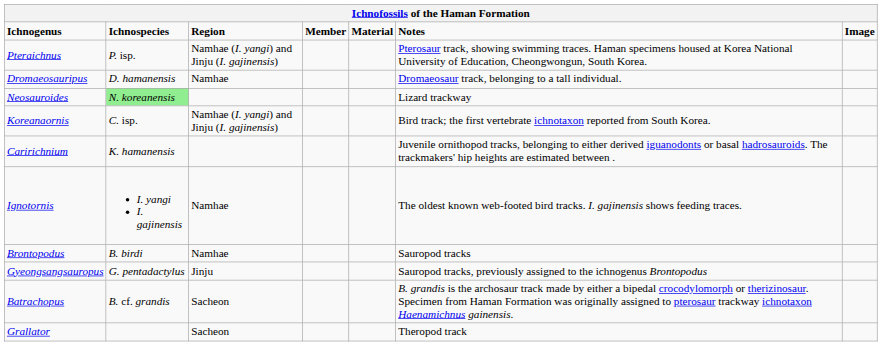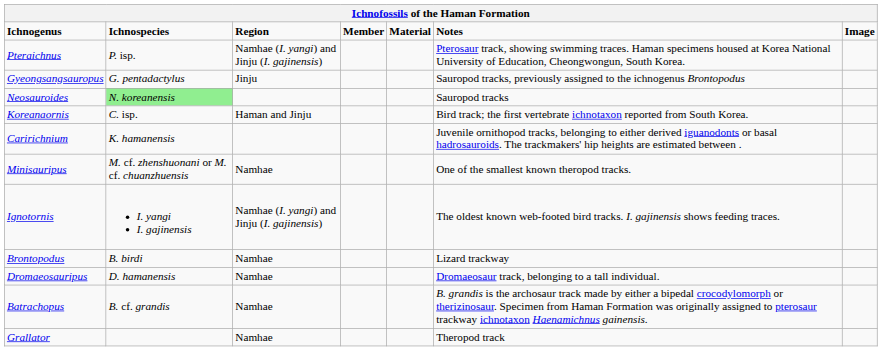rows swapped: (47, 79) <-> (55, 271)
(435, 97) Lizard trackway -> (472, 97) Sauropod tracks
(242, 121) Namhae (I. yangi) and Jinju (I. gajinensis) -> (273, 114) Haman and Jinju
+ row: (37, 169)
(210, 205) Namhae -> (286, 217) Namhae (I. yangi) and Jinju (I. gajinensis)
(434, 253) Sauropod tracks -> (473, 258) Lizard trackway
(210, 301) Sacheon -> (254, 306) Namhae
(210, 331) Sacheon -> (254, 337) Namhae
